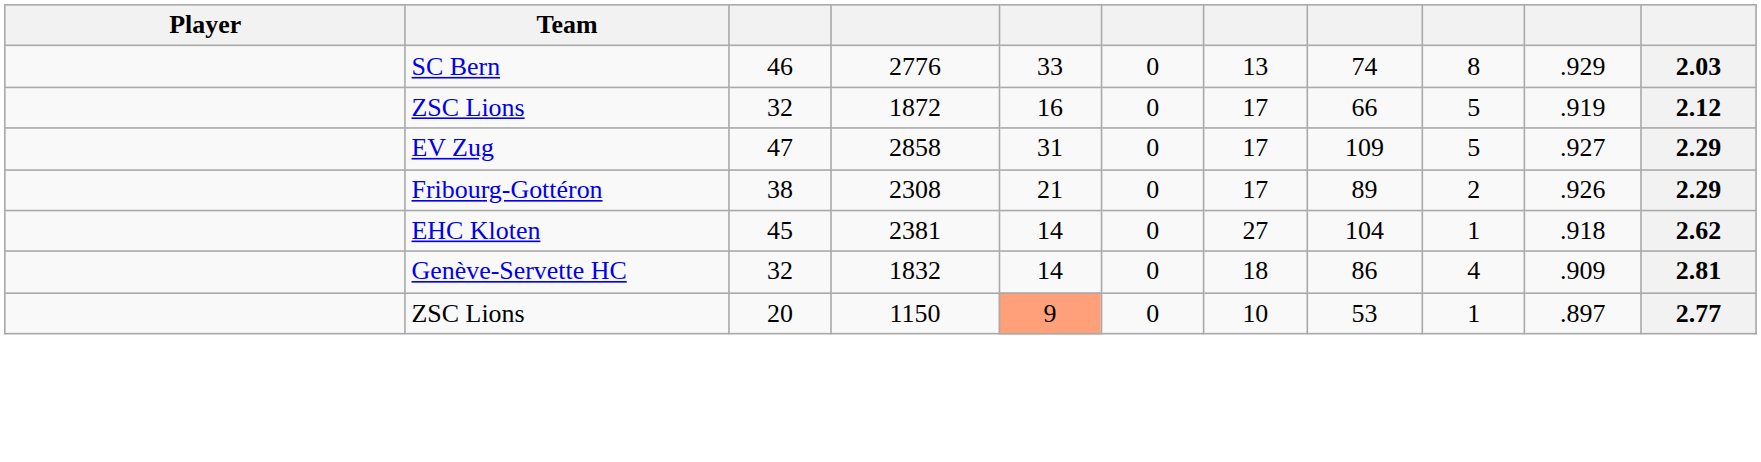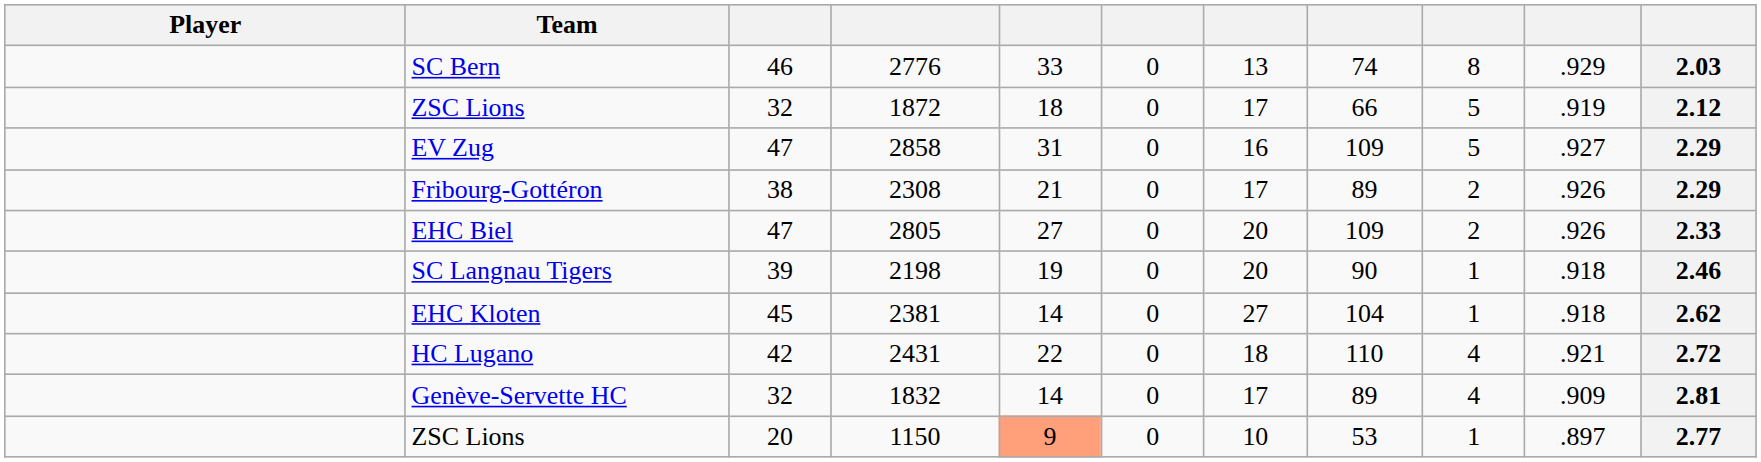(1050, 107) 16 -> (1050, 107) 18
(1255, 148) 17 -> (1255, 148) 16
+ row: (462, 230)
+ row: (512, 271)
+ row: (472, 353)
(1255, 271) 18 -> (1255, 395) 17
(1364, 271) 86 -> (1364, 395) 89
